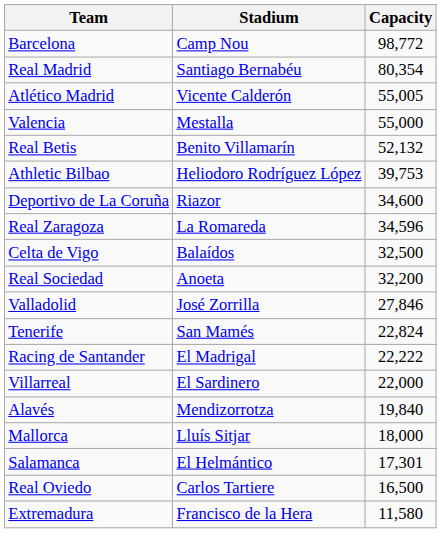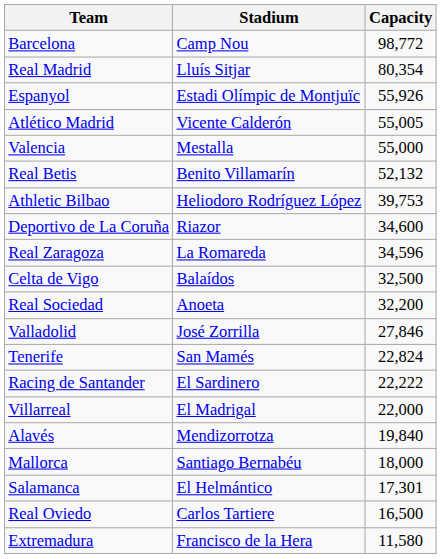(239, 69) Santiago Bernabéu -> (213, 69) Lluís Sitjar
+ row: (39, 95)
(216, 357) El Madrigal -> (218, 383) El Sardinero
(218, 383) El Sardinero -> (216, 409) El Madrigal
(213, 435) Lluís Sitjar -> (239, 461) Santiago Bernabéu
